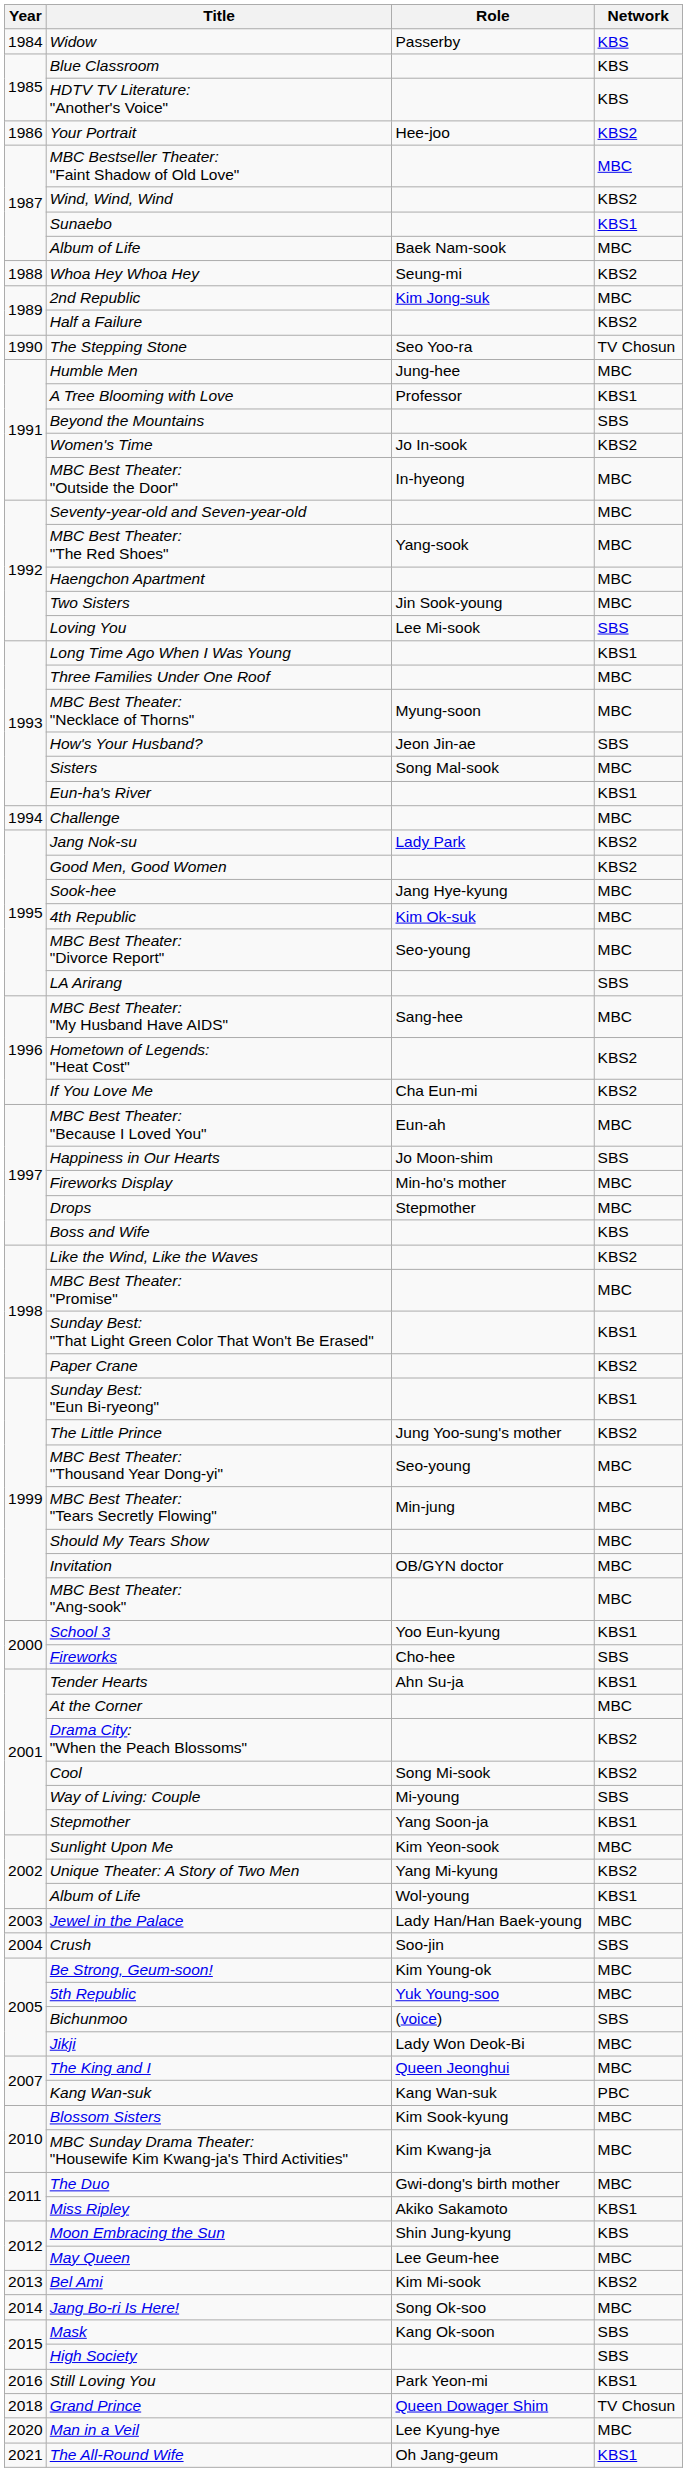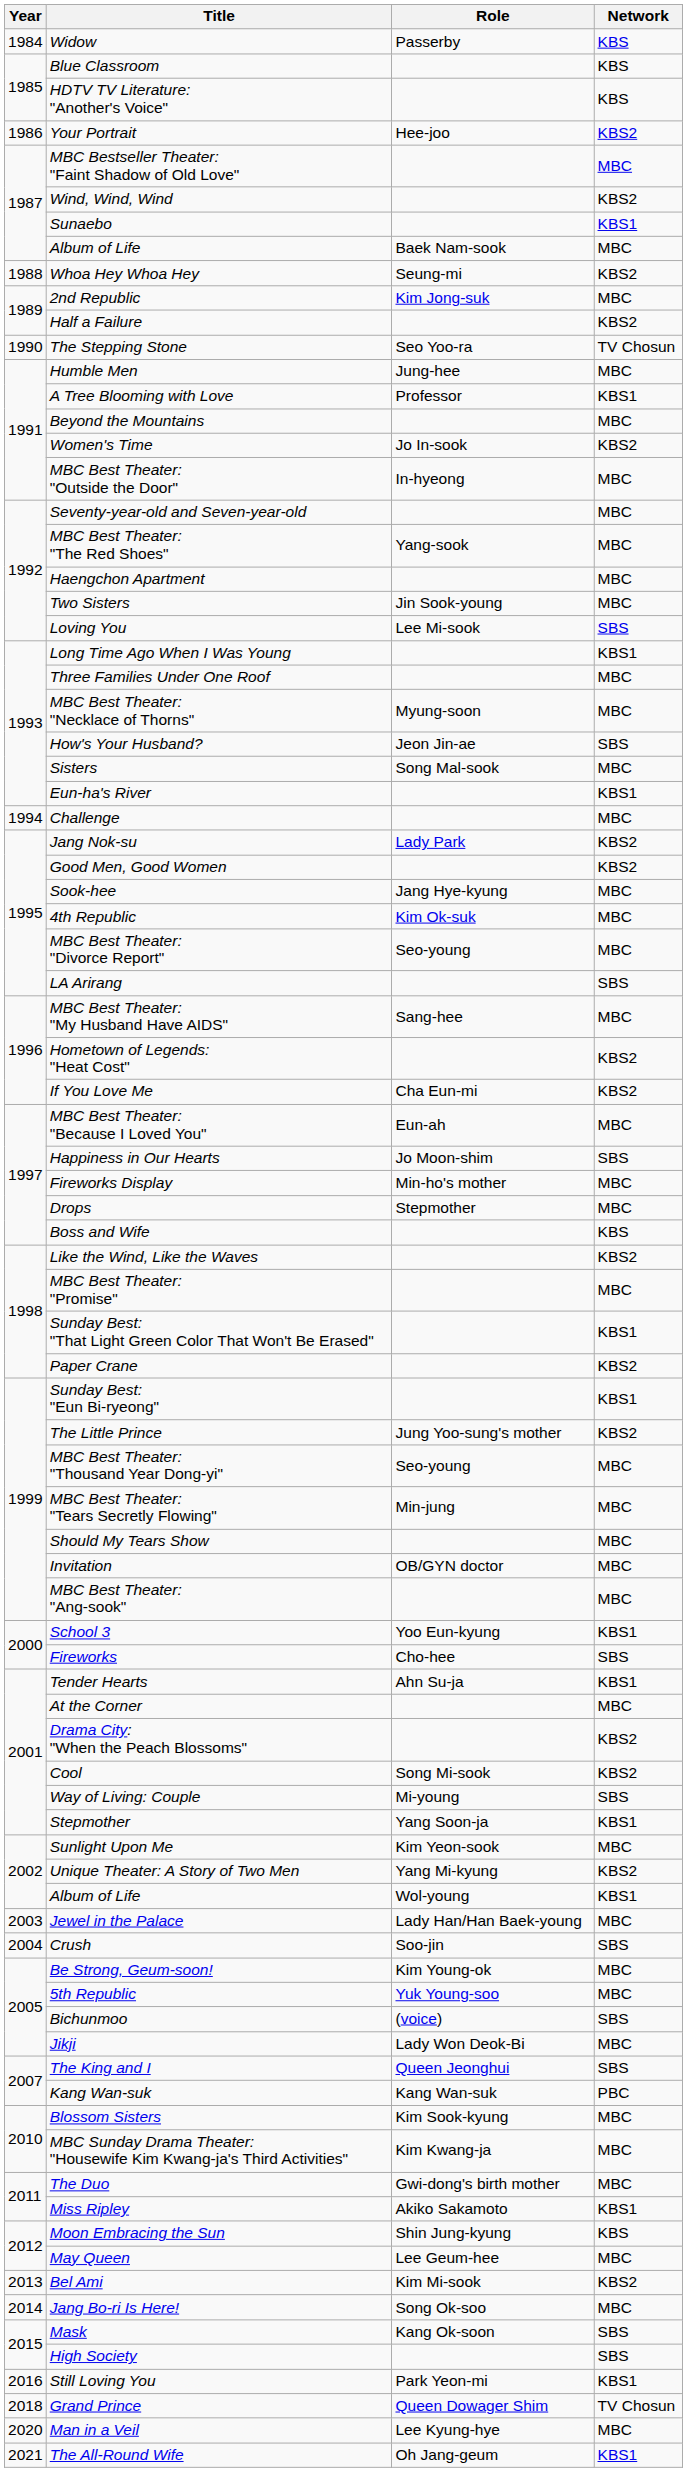(613, 420) SBS -> (615, 420) MBC
(615, 2068) MBC -> (613, 2068) SBS
